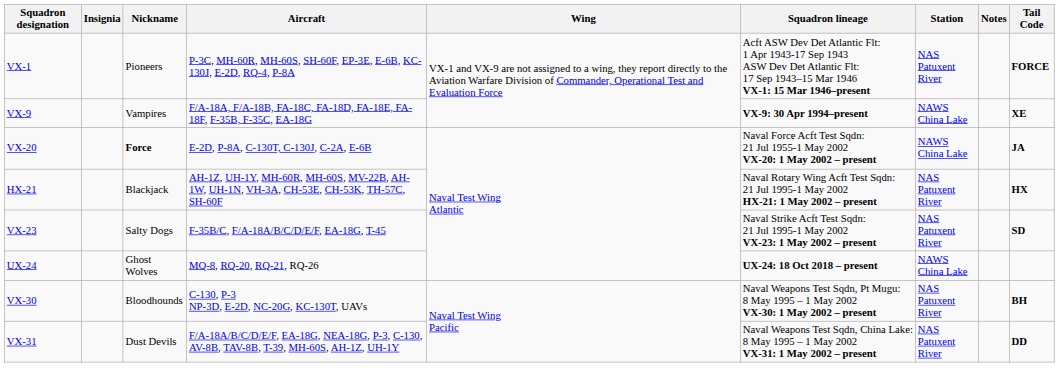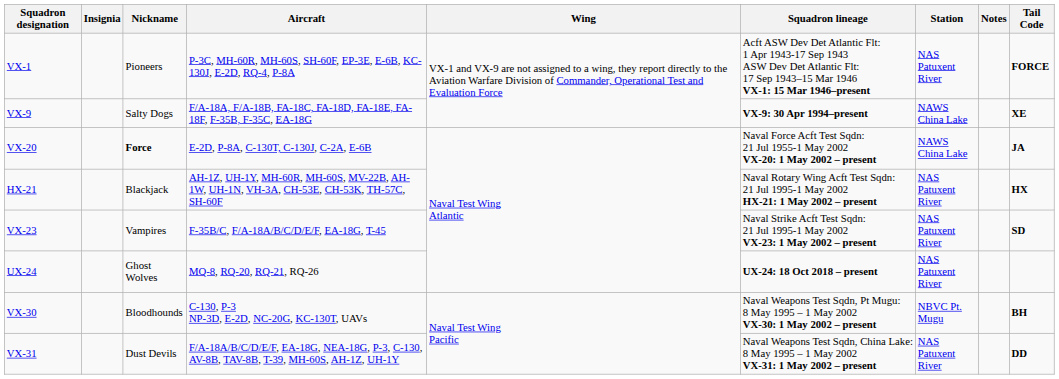(146, 113) Vampires -> (149, 113) Salty Dogs
(149, 230) Salty Dogs -> (146, 230) Vampires
(943, 265) NAWS China Lake -> (937, 271) NAS Patuxent River
(937, 300) NAS Patuxent River -> (940, 312) NBVC Pt. Mugu
